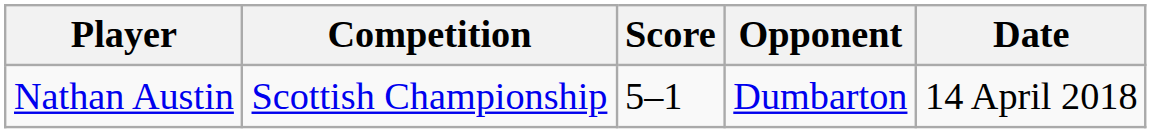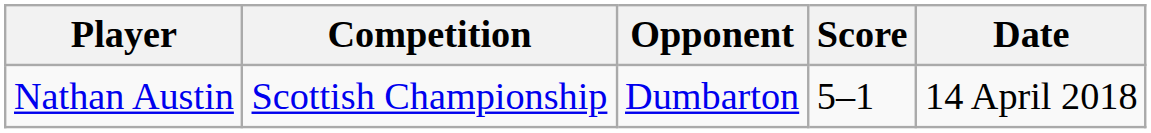columns swapped: (670, 34) <-> (820, 34)
